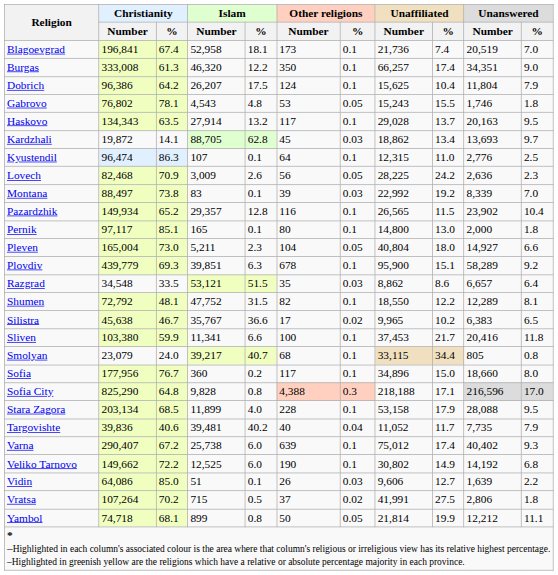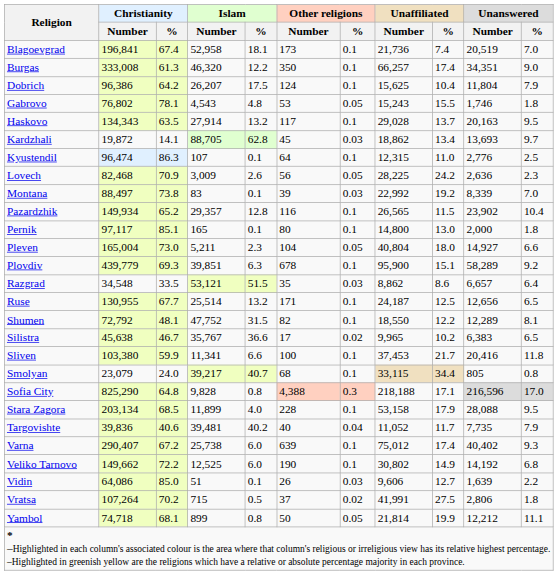+ row: (18, 301)
- row: (19, 373)
